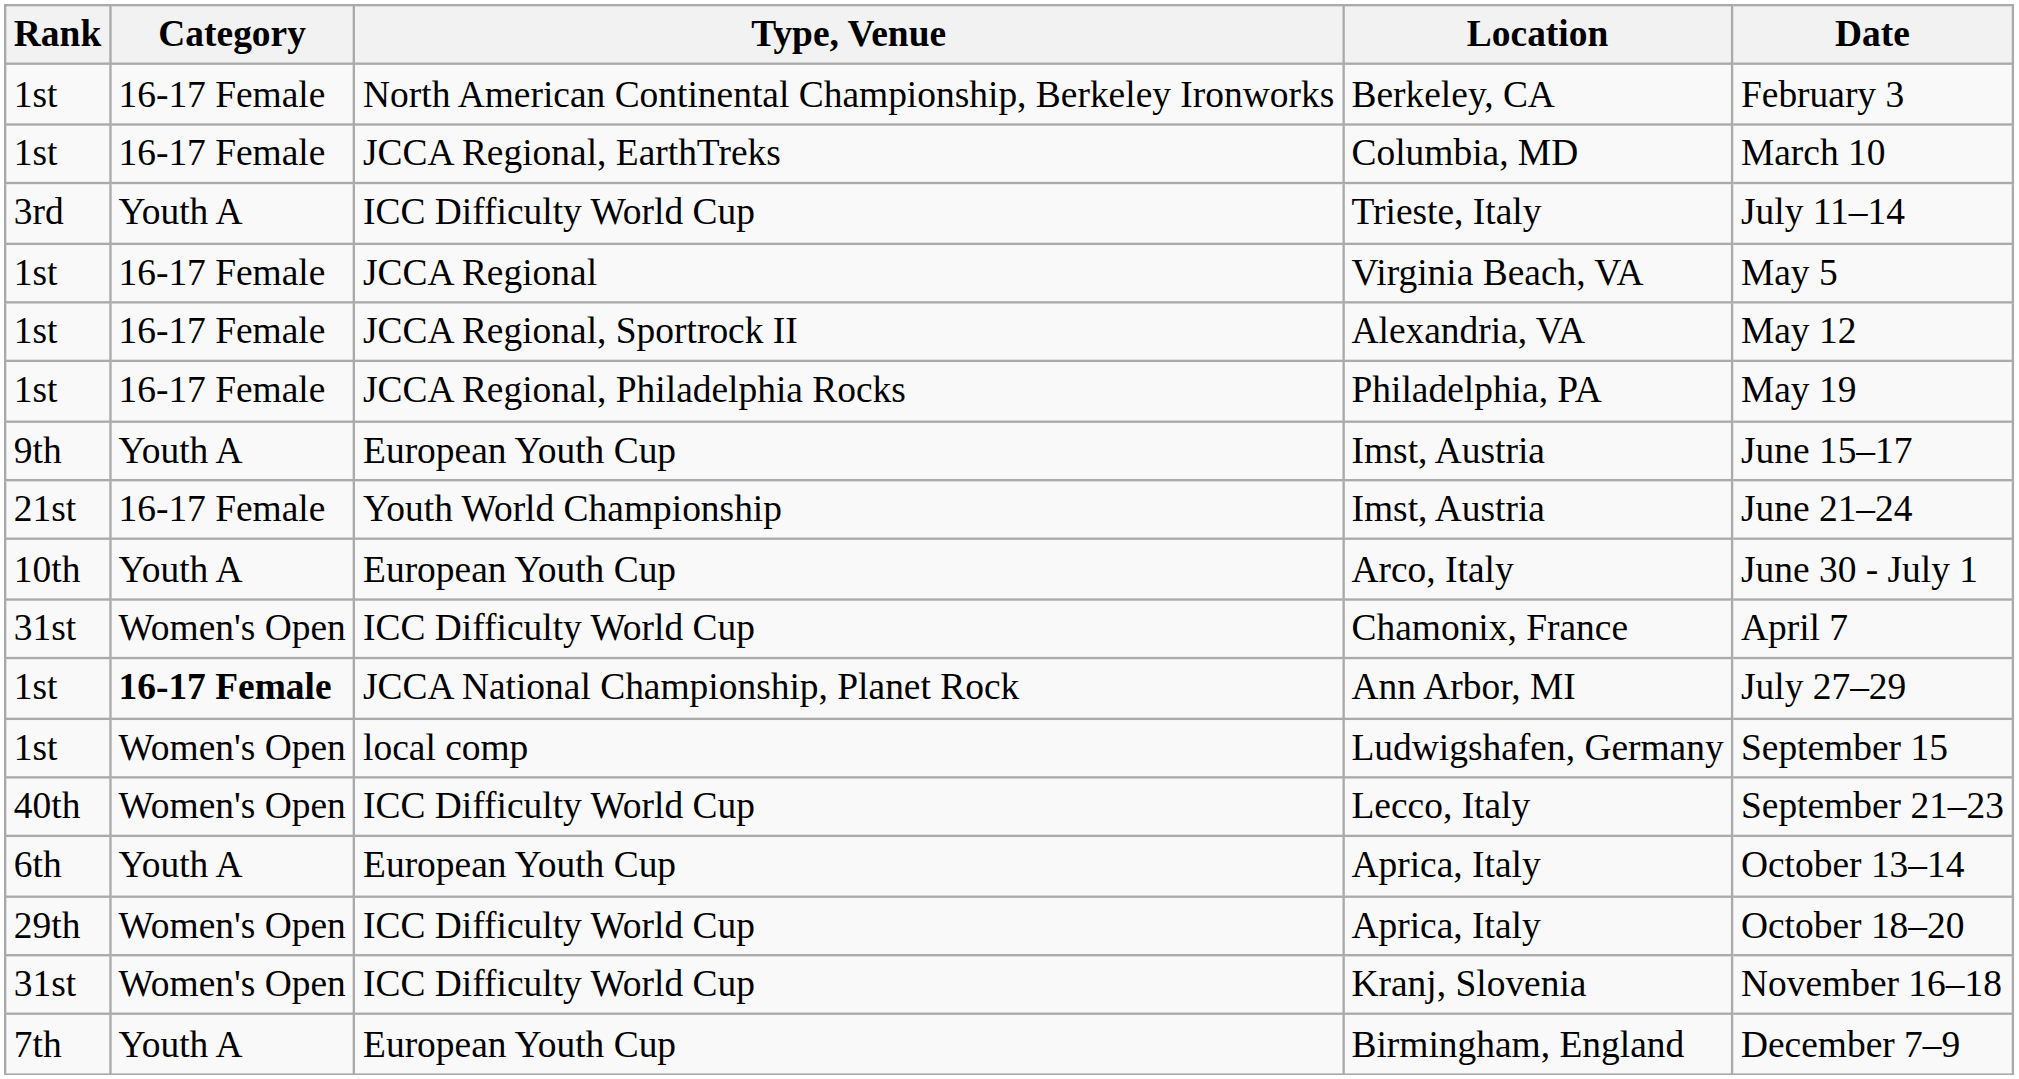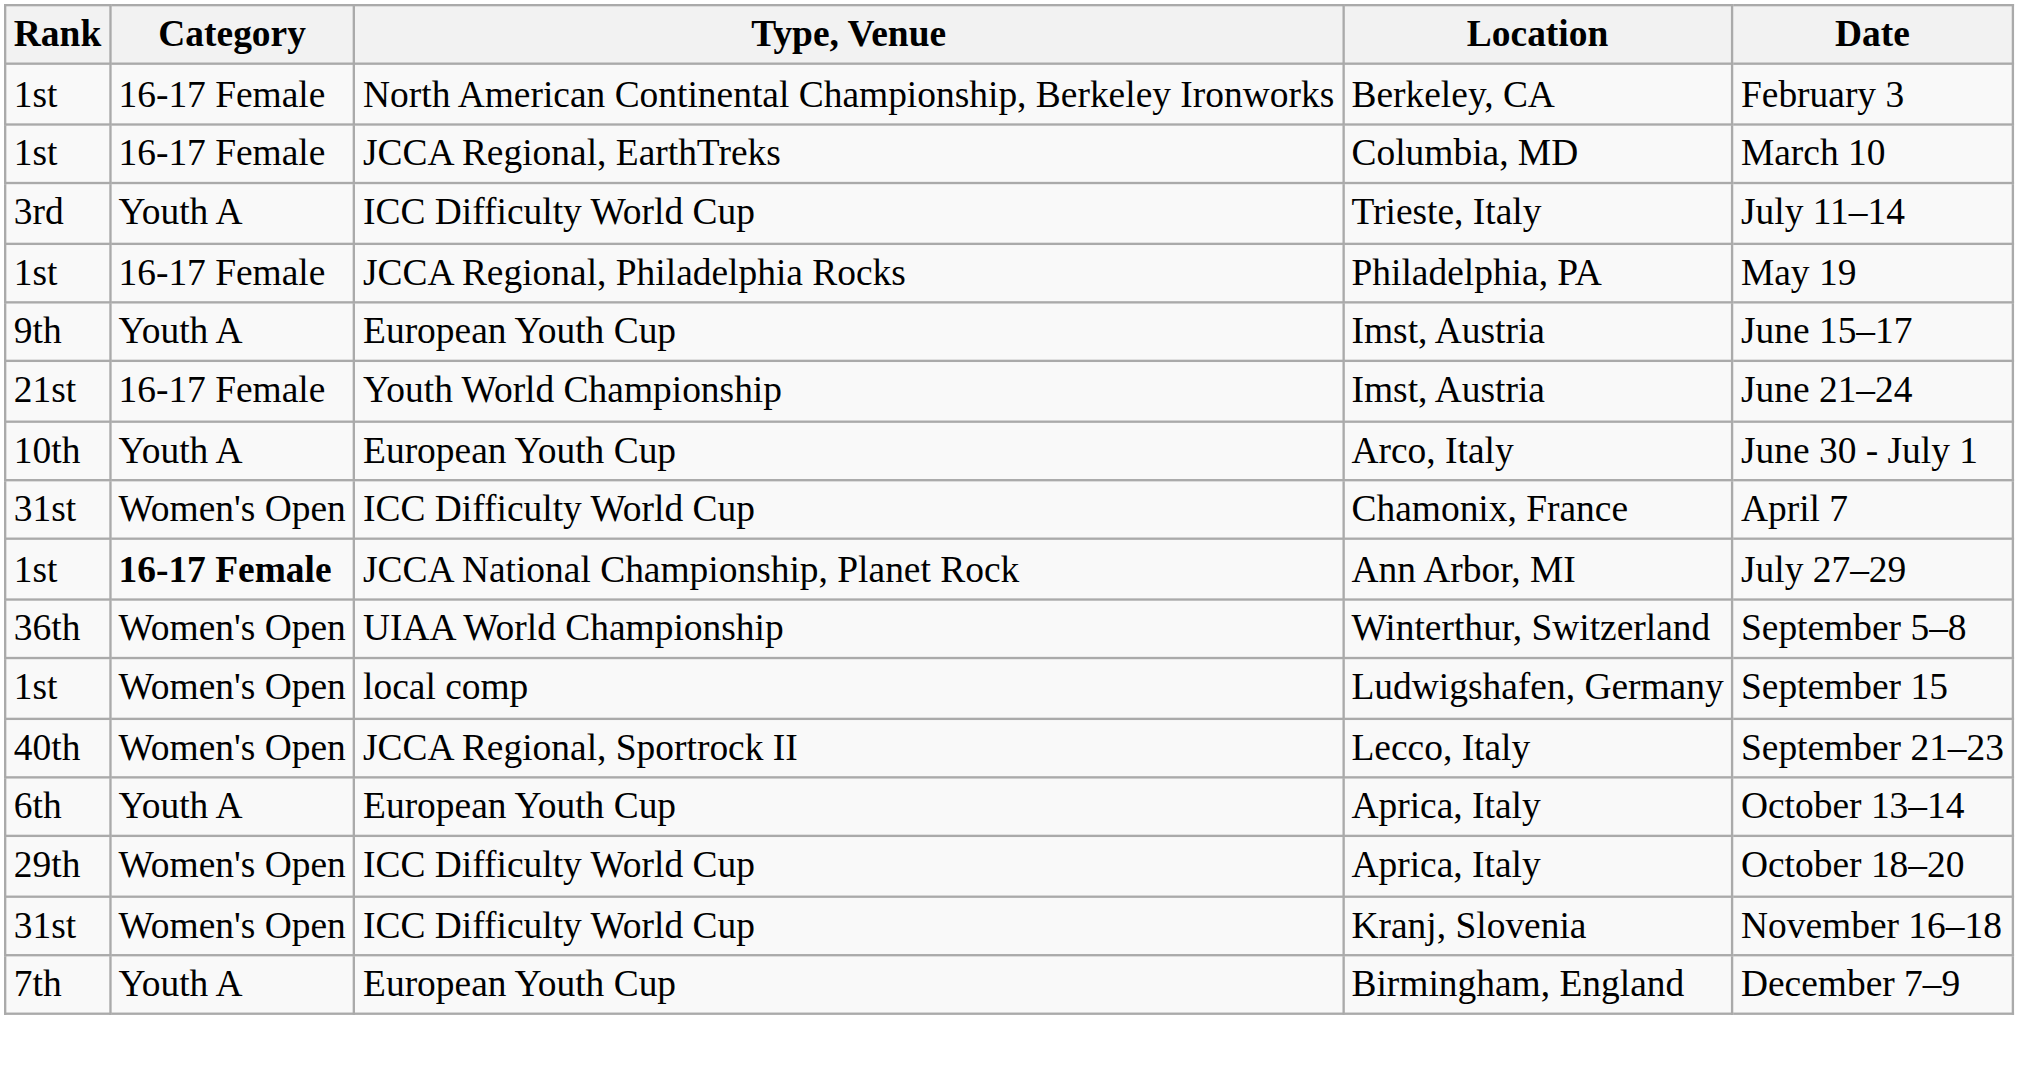- row: (36, 271)
- row: (36, 331)
+ row: (47, 627)
(559, 806) ICC Difficulty World Cup -> (580, 746) JCCA Regional, Sportrock II
